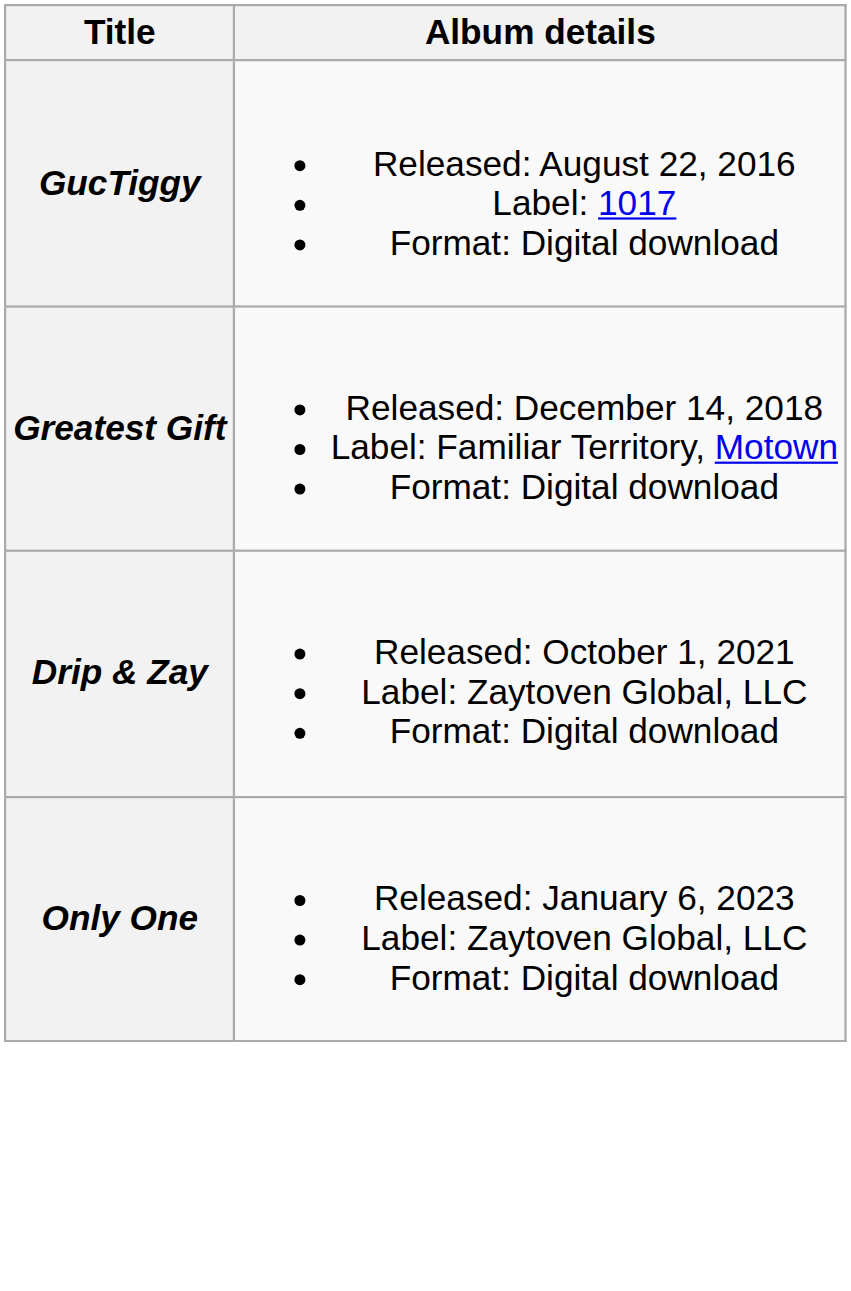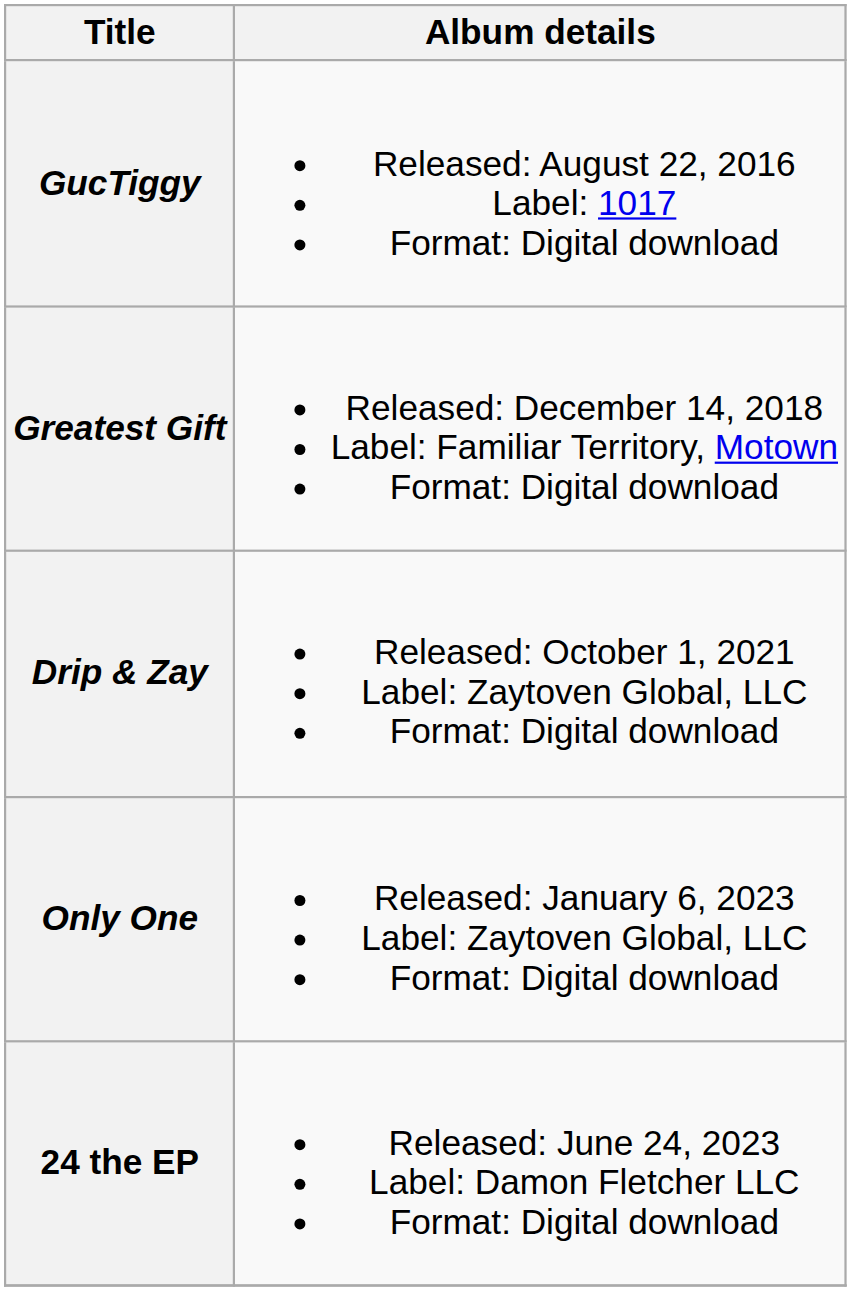+ row: (120, 1162)
